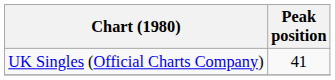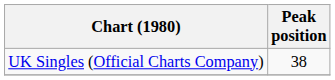(299, 61) 41 -> (299, 61) 38
